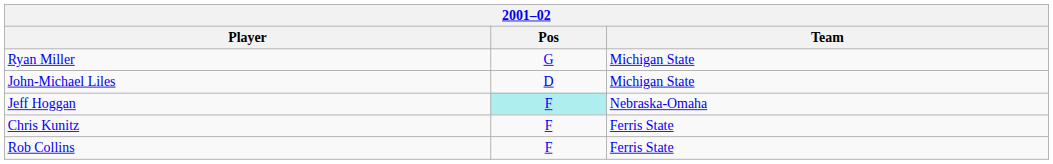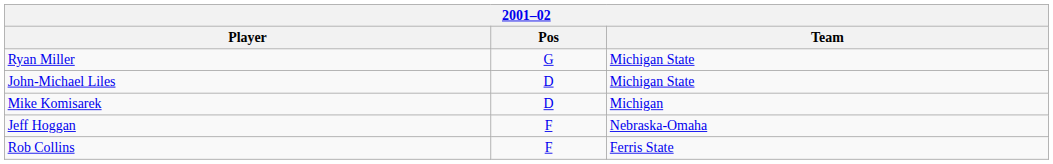+ row: (55, 103)
(549, 103) paleturquoise background -> (549, 125) no background
- row: (43, 125)
